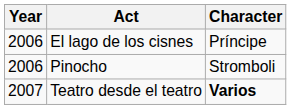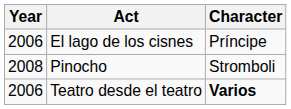(26, 66) 2006 -> (26, 66) 2008
(26, 91) 2007 -> (26, 91) 2006
